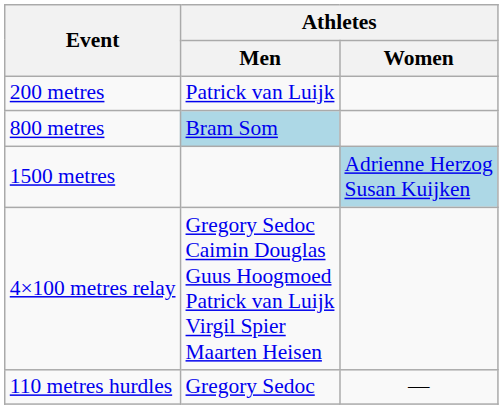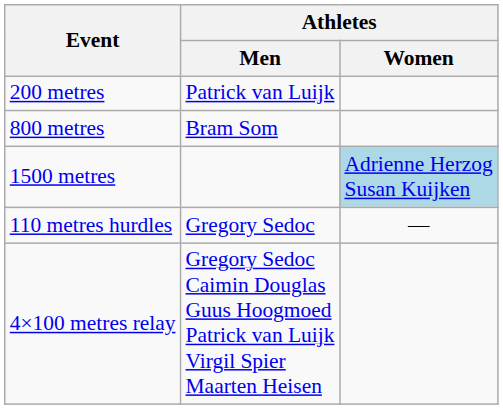(232, 128) lightblue background -> (232, 128) no background
rows swapped: (91, 386) <-> (93, 288)
